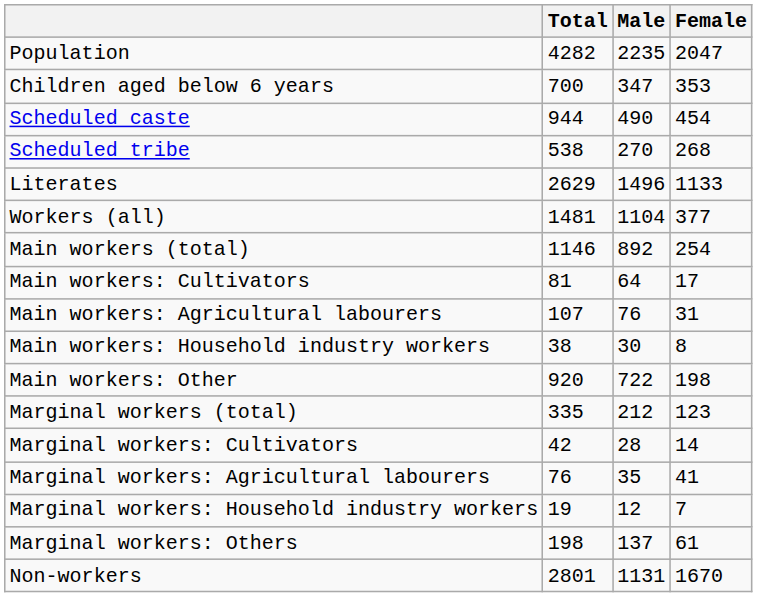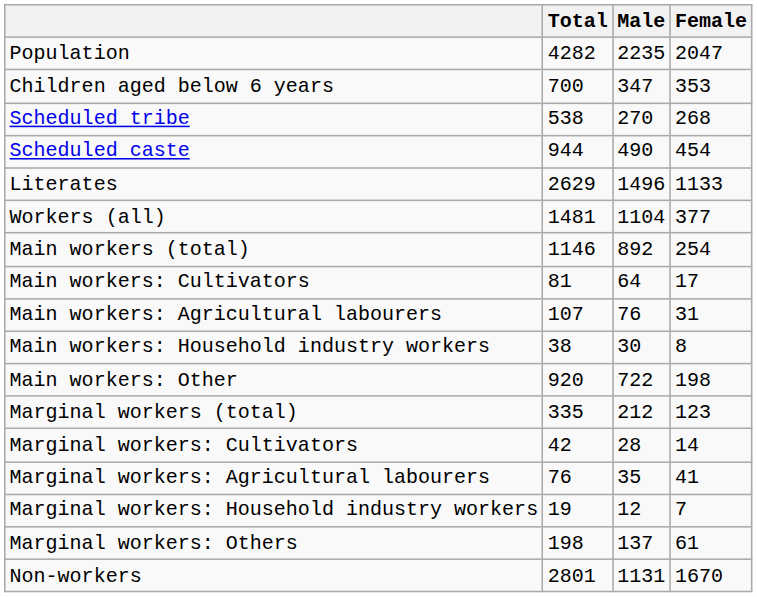rows swapped: (100, 119) <-> (100, 152)
